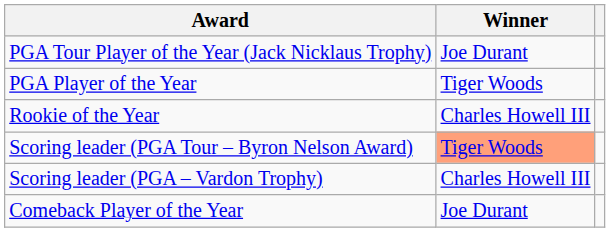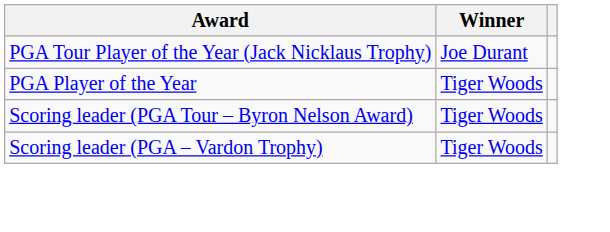- row: (84, 115)
(492, 147) lightsalmon background -> (492, 115) no background
(516, 178) Charles Howell III -> (492, 147) Tiger Woods
- row: (126, 210)
